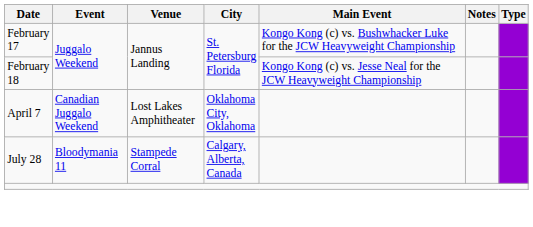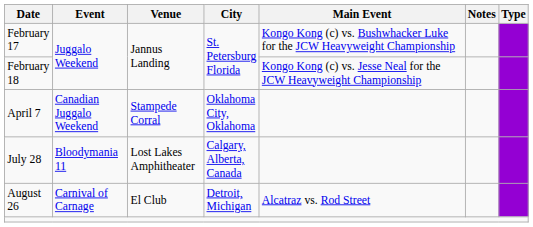(163, 112) Lost Lakes Amphitheater -> (154, 112) Stampede Corral
(154, 159) Stampede Corral -> (163, 159) Lost Lakes Amphitheater
+ row: (24, 199)
